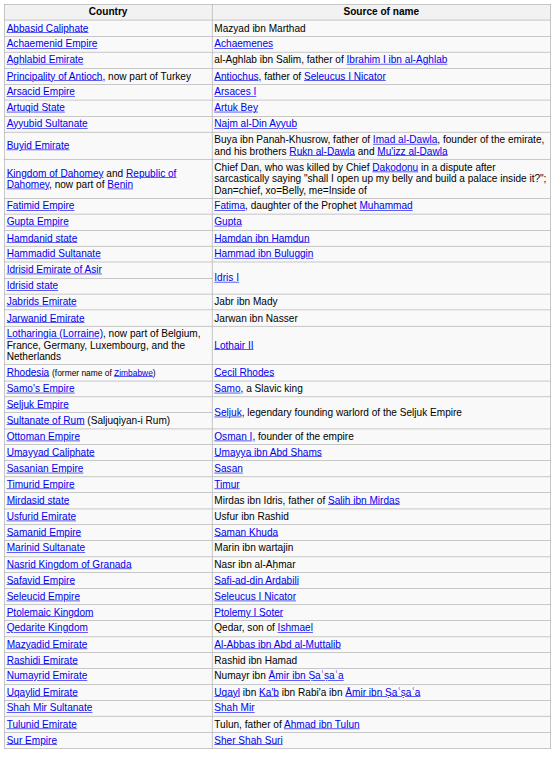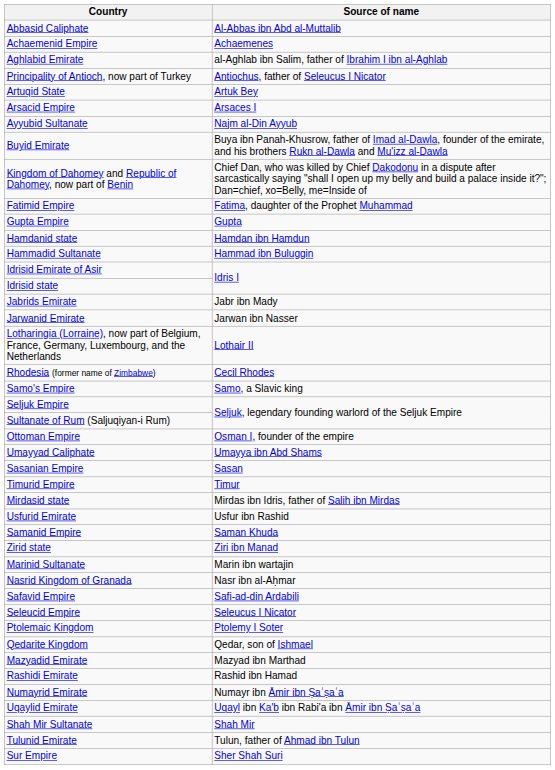(260, 28) Mazyad ibn Marthad -> (278, 28) Al-Abbas ibn Abd al-Muttalib
rows swapped: (41, 92) <-> (36, 108)
+ row: (29, 548)
(278, 644) Al-Abbas ibn Abd al-Muttalib -> (260, 660) Mazyad ibn Marthad
